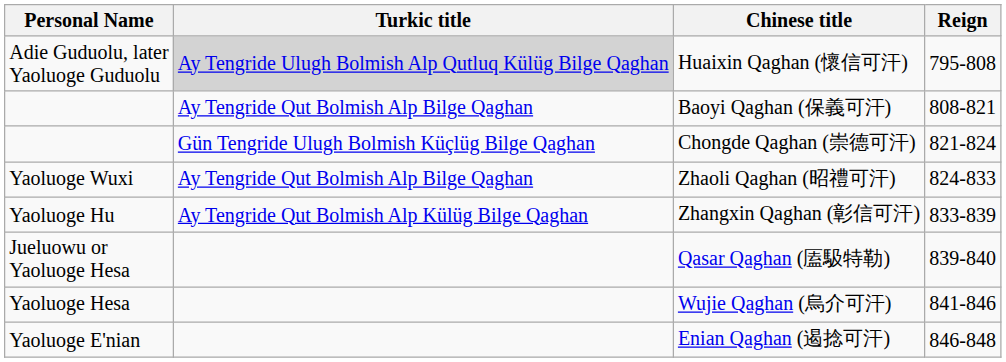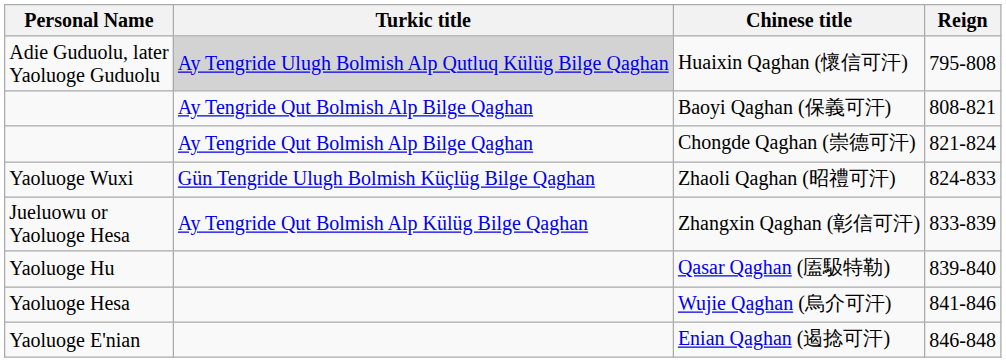(386, 143) Gün Tengride Ulugh Bolmish Küçlüg Bilge Qaghan -> (355, 143) Ay Tengride Qut Bolmish Alp Bilge Qaghan
(355, 179) Ay Tengride Qut Bolmish Alp Bilge Qaghan -> (386, 179) Gün Tengride Ulugh Bolmish Küçlüg Bilge Qaghan
(62, 214) Yaoluoge Hu -> (70, 223) Jueluowu or Yaoluoge Hesa
(70, 259) Jueluowu or Yaoluoge Hesa -> (62, 268) Yaoluoge Hu
